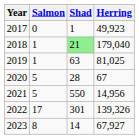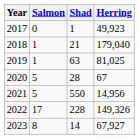(75, 45) lightgreen background -> (75, 45) no background
(77, 110) 301 -> (77, 110) 228
(113, 110) 139,326 -> (113, 110) 149,326
